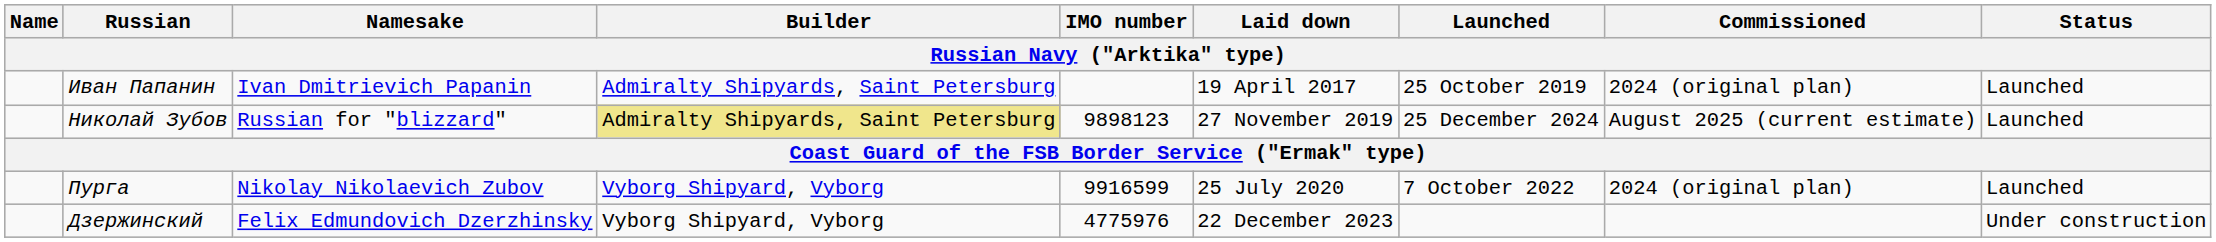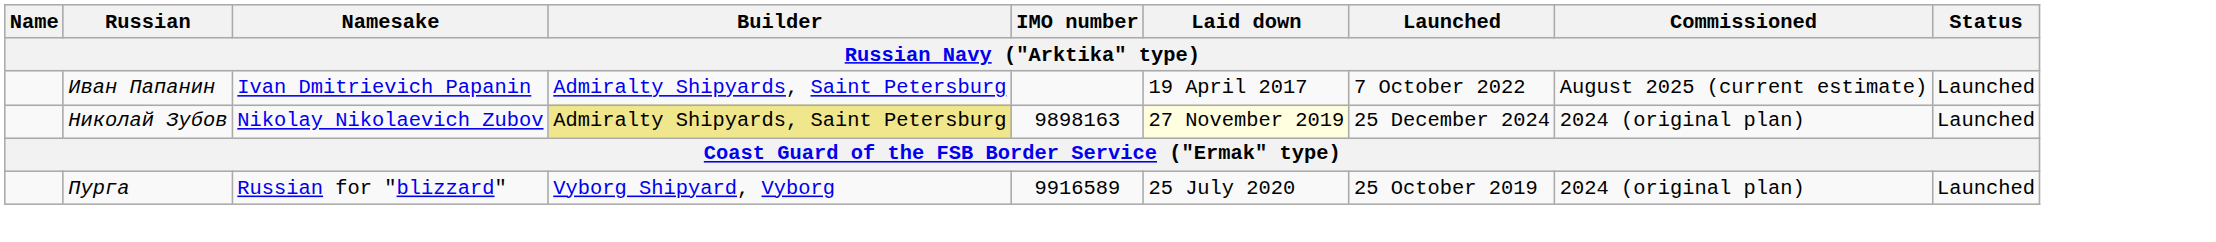(1495, 88) 25 October 2019 -> (1440, 88) 7 October 2022
(1731, 88) 2024 (original plan) -> (1743, 88) August 2025 (current estimate)
(372, 121) Russian for "blizzard" -> (390, 121) Nikolay Nikolaevich Zubov
(1126, 121) 9898123 -> (1077, 121) 9898163
(1295, 121) no background -> (1246, 121) lightyellow background
(1792, 121) August 2025 (current estimate) -> (1682, 121) 2024 (original plan)
(390, 188) Nikolay Nikolaevich Zubov -> (372, 188) Russian for "blizzard"
(1126, 188) 9916599 -> (1077, 188) 9916589
(1489, 188) 7 October 2022 -> (1446, 188) 25 October 2019
- row: (136, 221)
